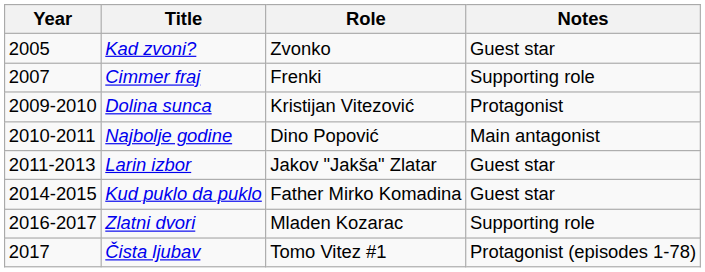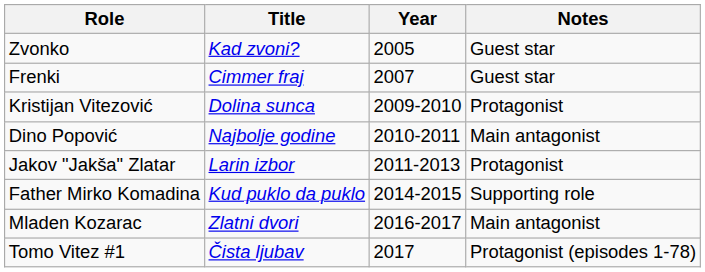columns swapped: (53, 19) <-> (366, 19)
(532, 77) Supporting role -> (512, 77) Guest star
(512, 164) Guest star -> (517, 164) Protagonist
(512, 194) Guest star -> (532, 194) Supporting role
(532, 223) Supporting role -> (535, 223) Main antagonist
